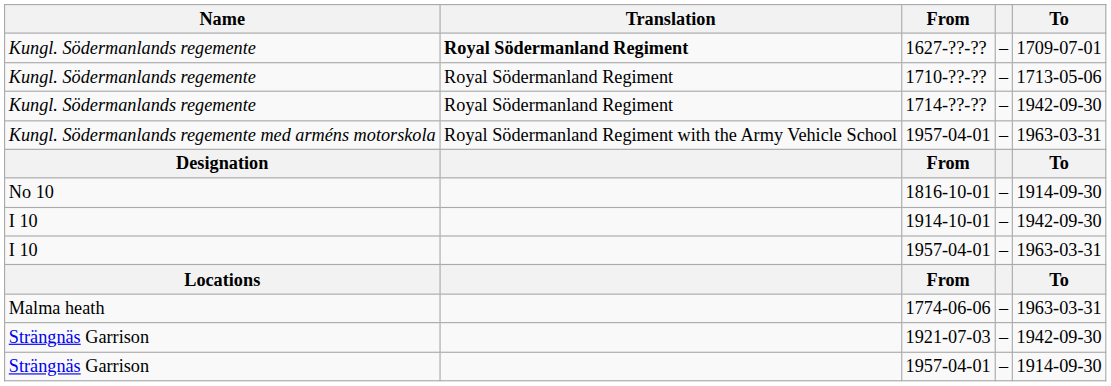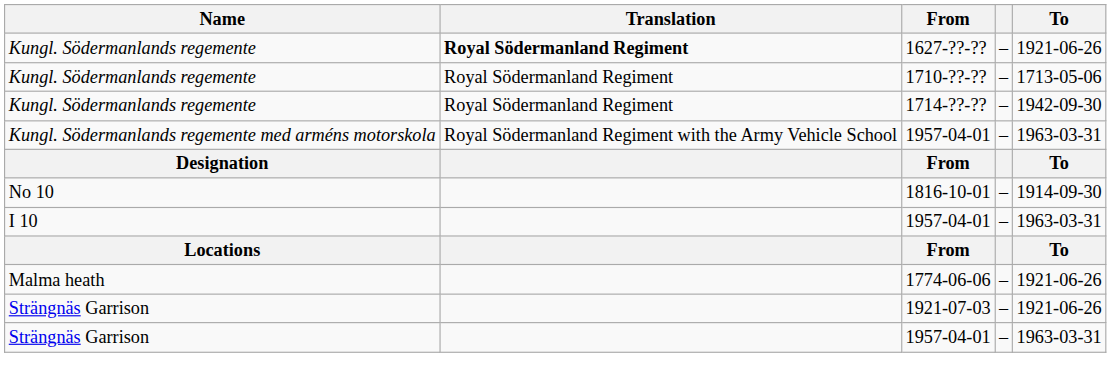(1059, 47) 1709-07-01 -> (1059, 47) 1921-06-26
- row: (23, 221)
(1059, 308) 1963-03-31 -> (1059, 279) 1921-06-26
(1059, 337) 1942-09-30 -> (1059, 308) 1921-06-26
(1059, 366) 1914-09-30 -> (1059, 337) 1963-03-31
